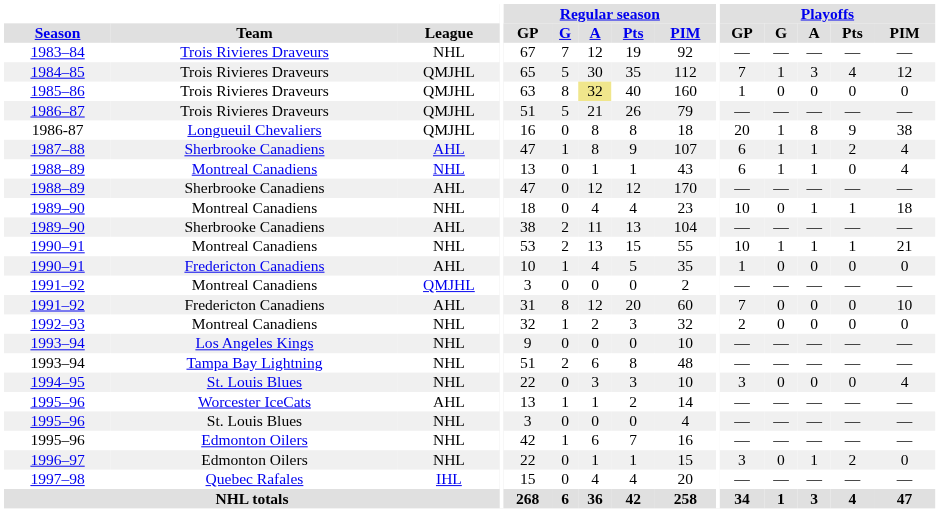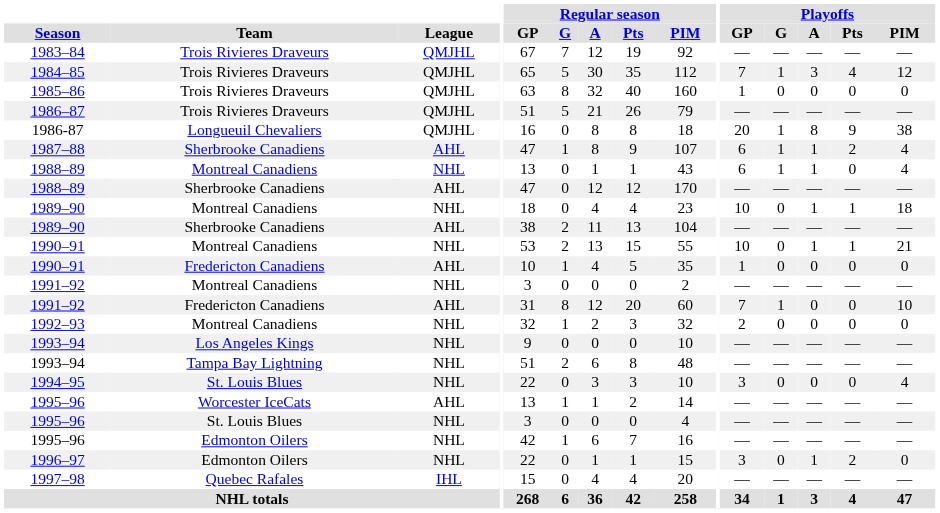(449, 52) NHL -> (449, 52) QMJHL
(595, 91) khaki background -> (595, 91) no background
(781, 246) 1 -> (781, 246) 0
(449, 285) QMJHL -> (449, 285) NHL
(781, 304) 0 -> (781, 304) 1
